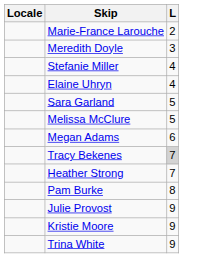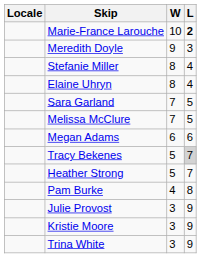+ column: (175, 13)
(172, 31) normal -> (190, 31) bold
